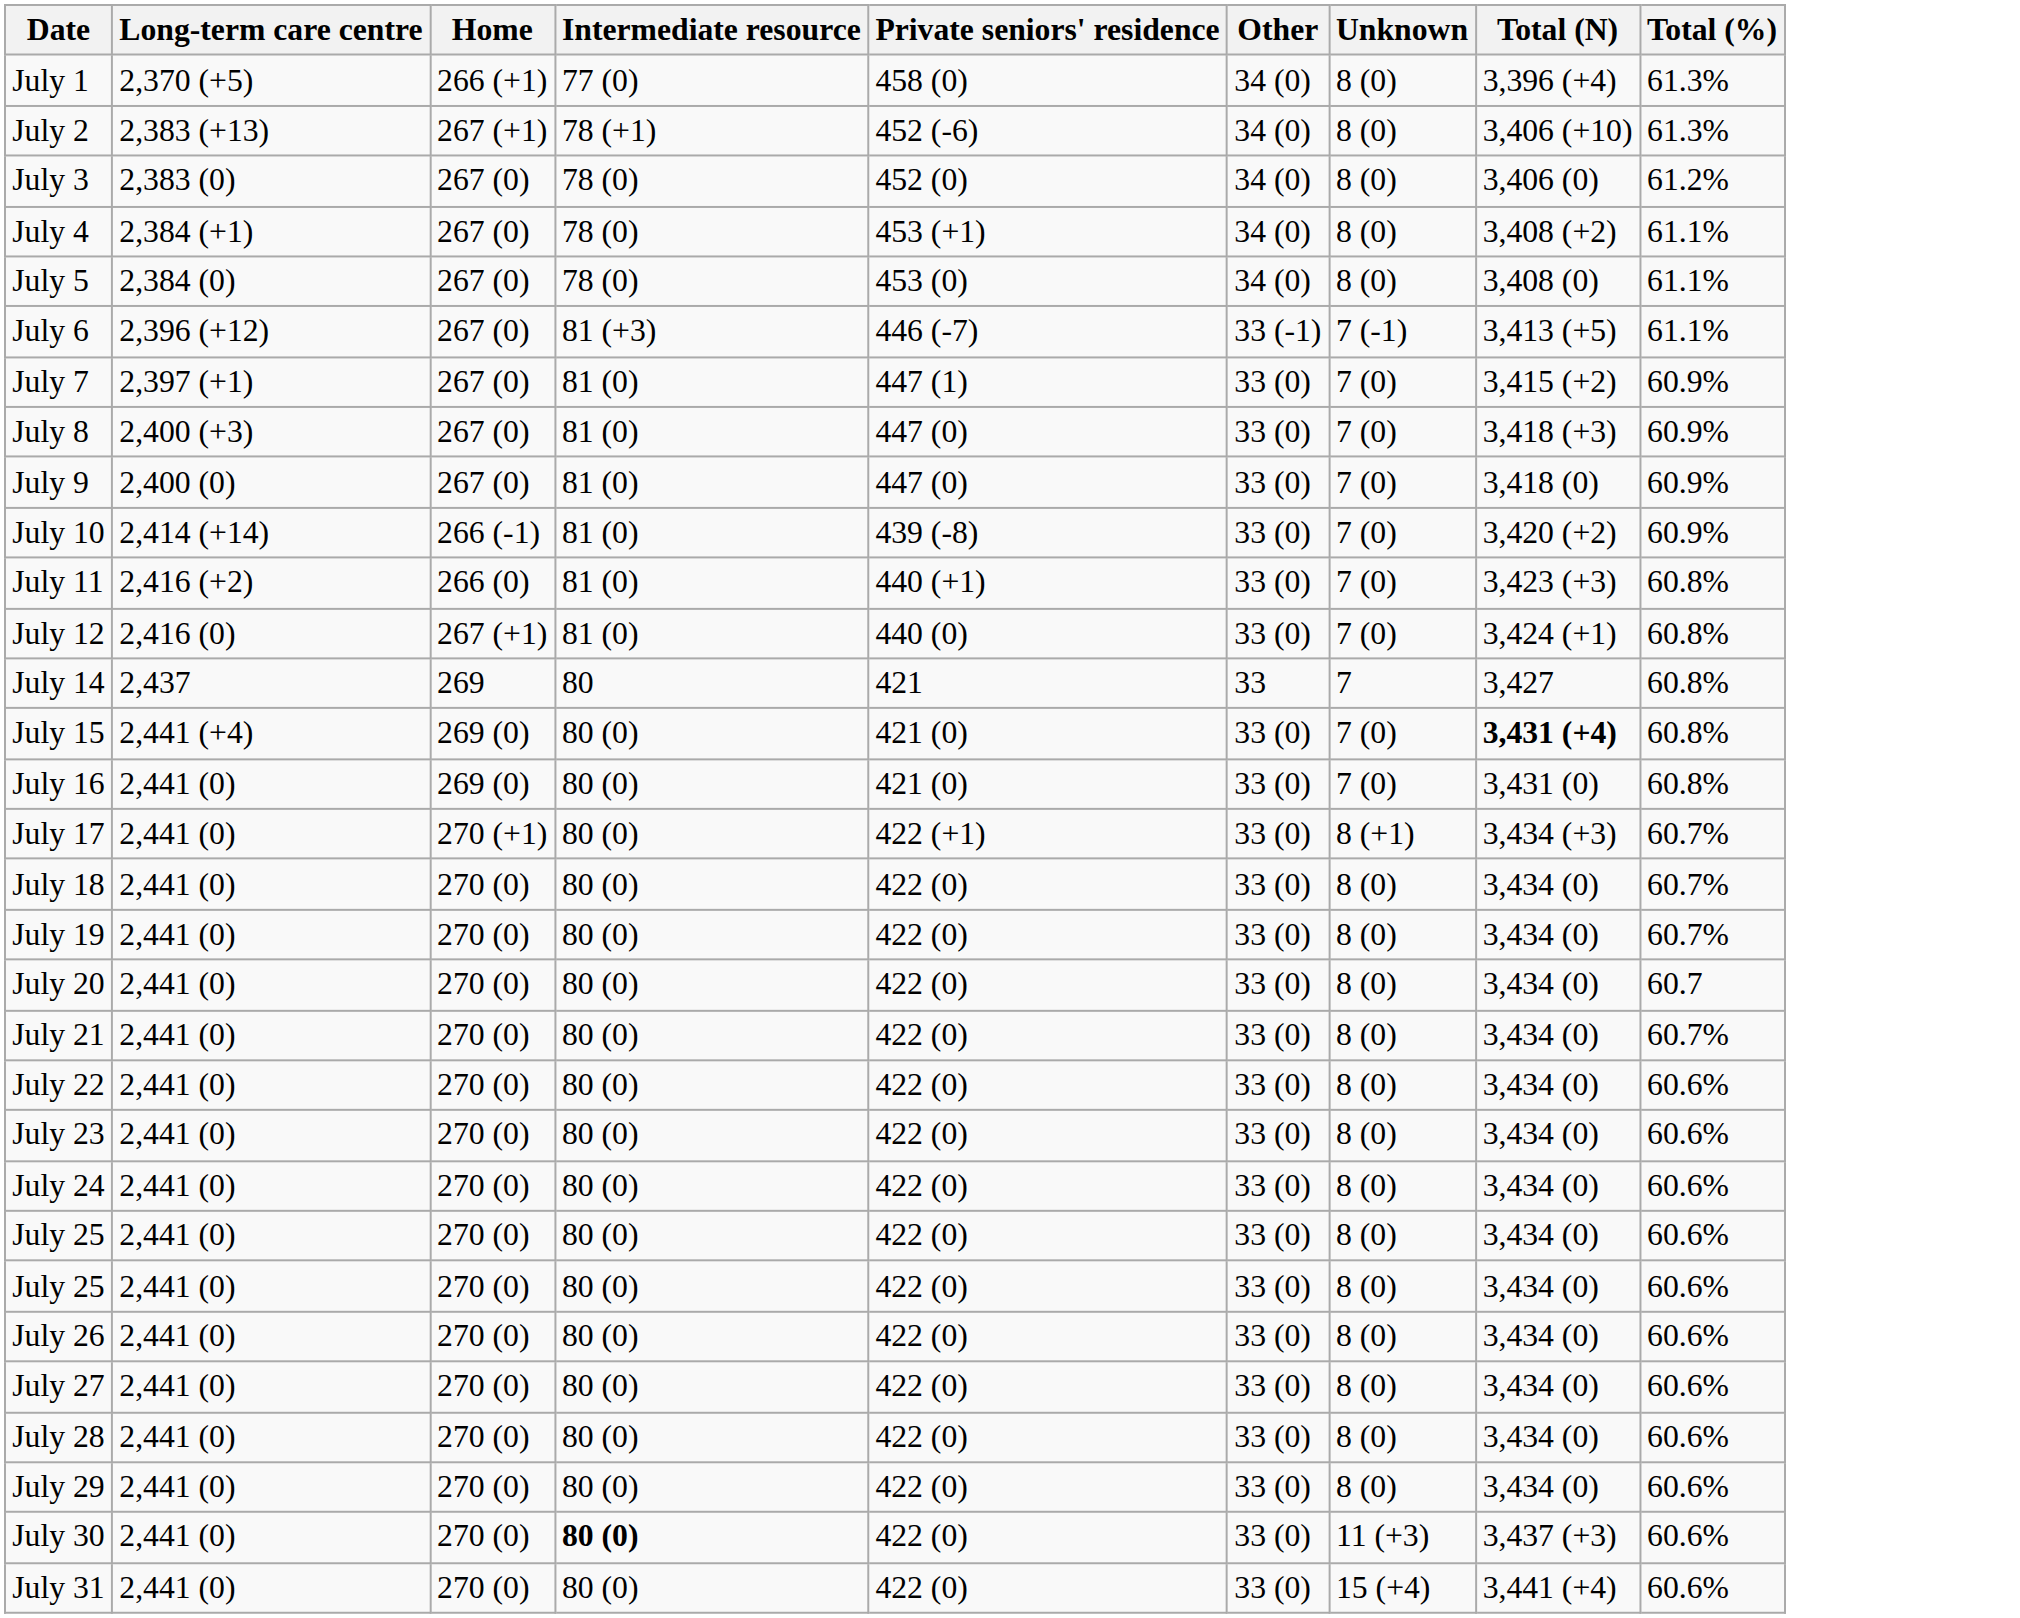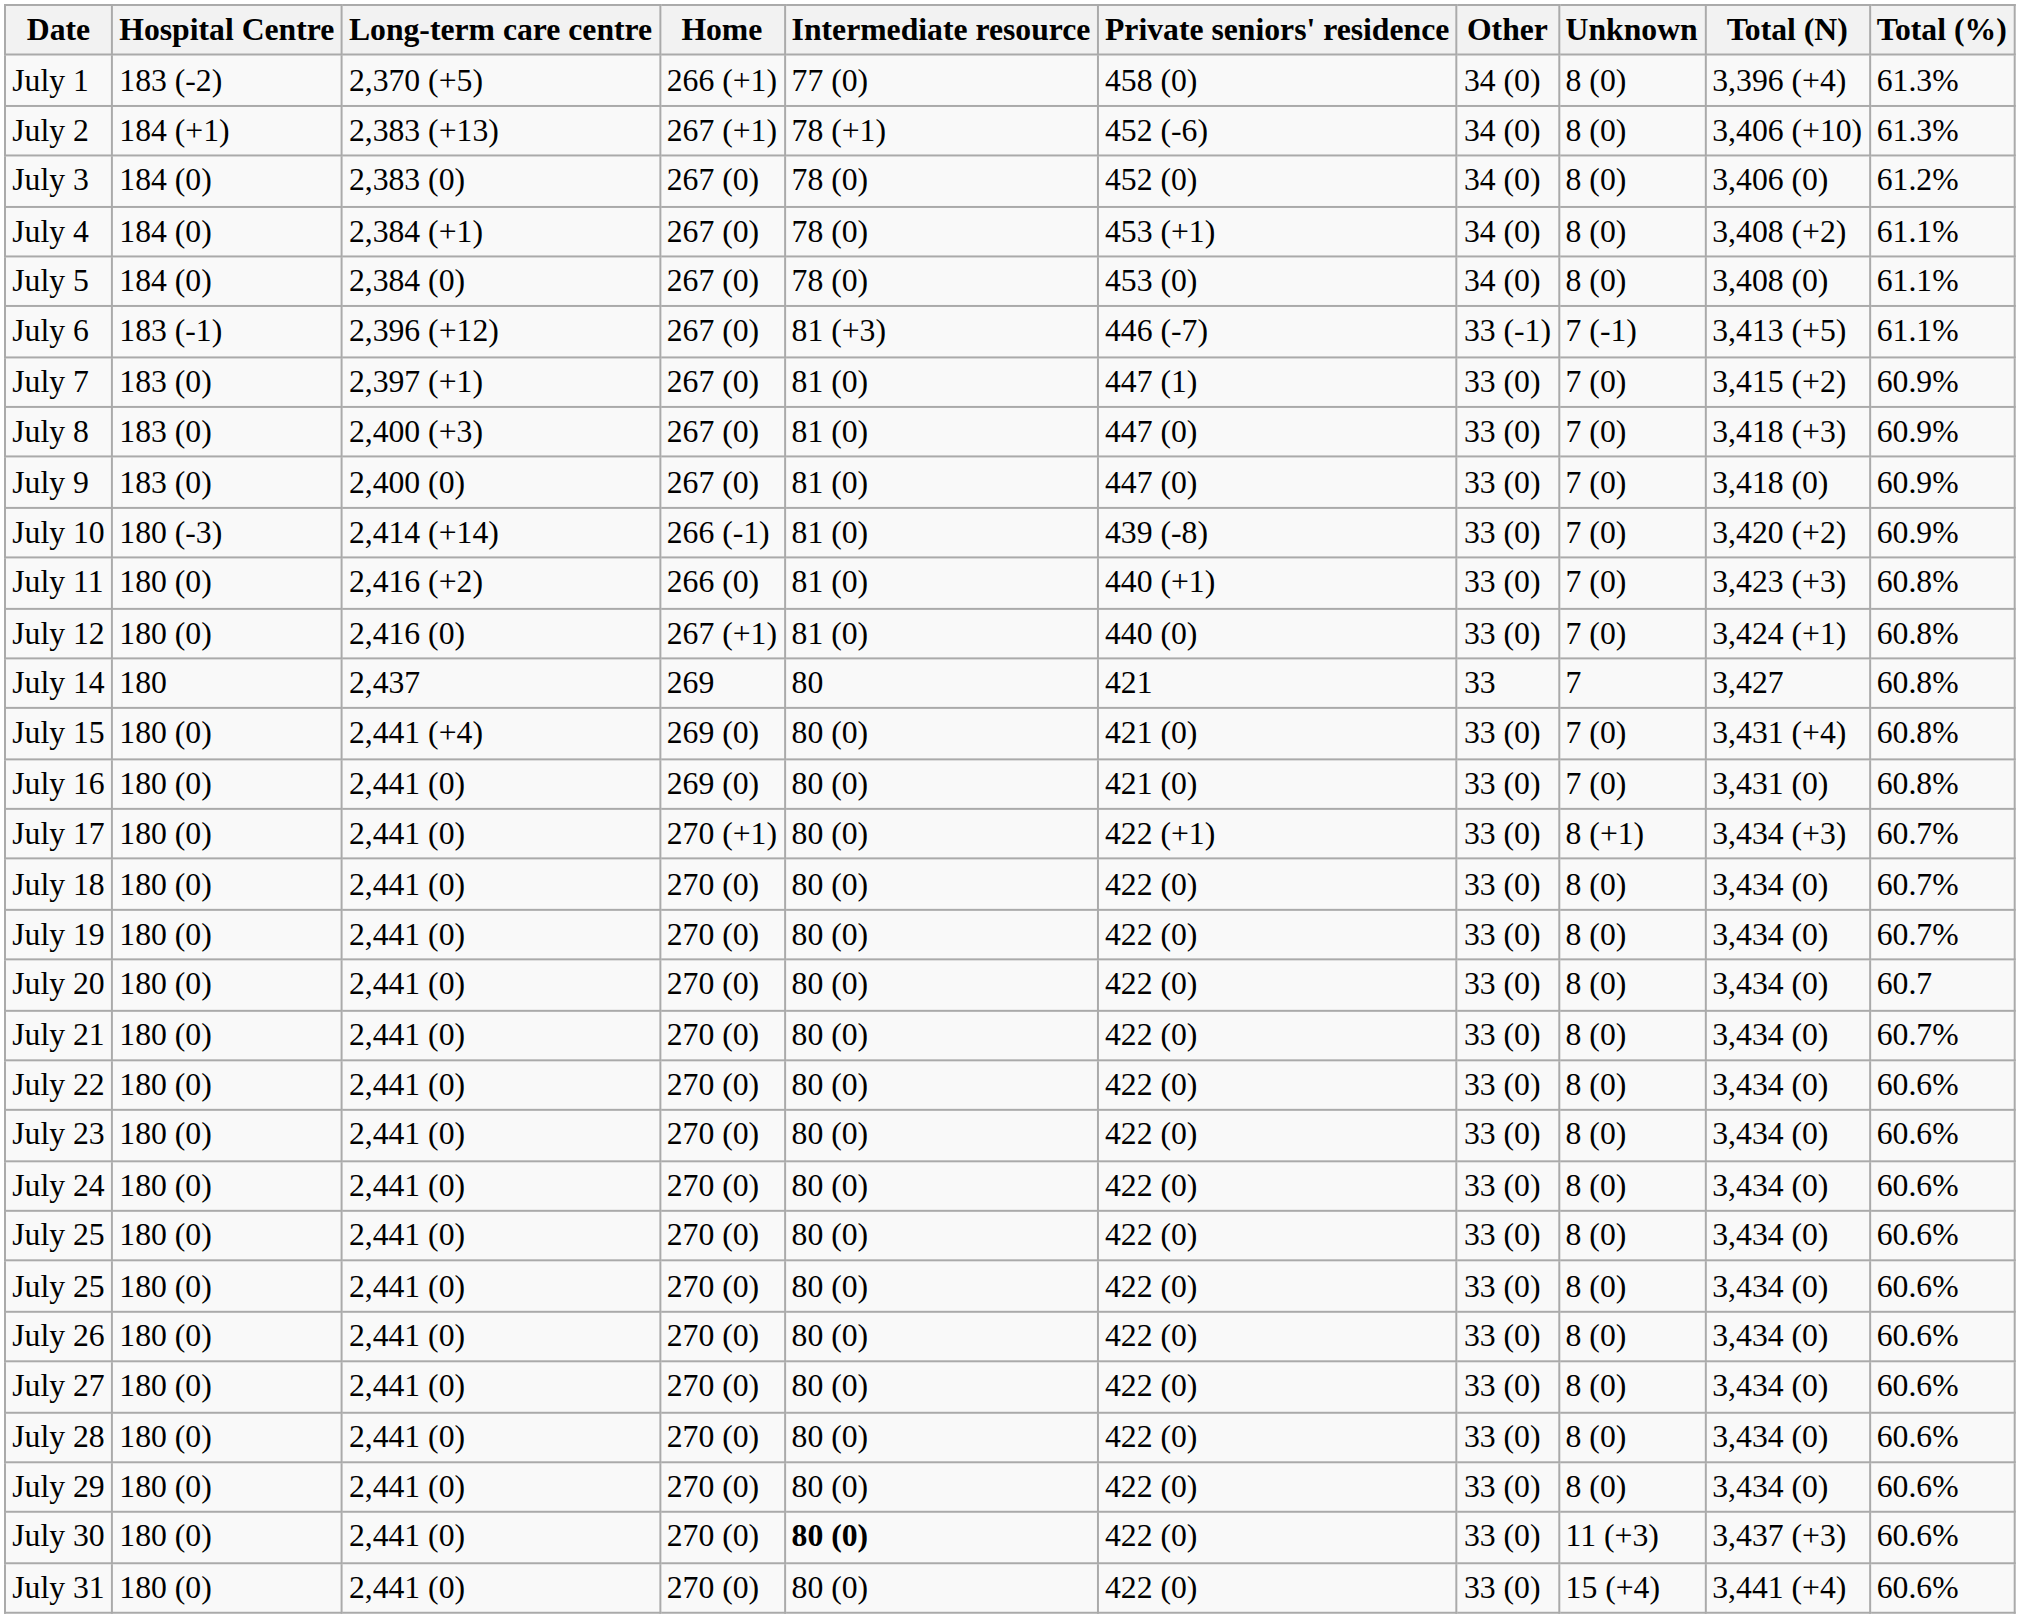+ column: (227, 29)
(1550, 733) bold -> (1779, 733) normal
